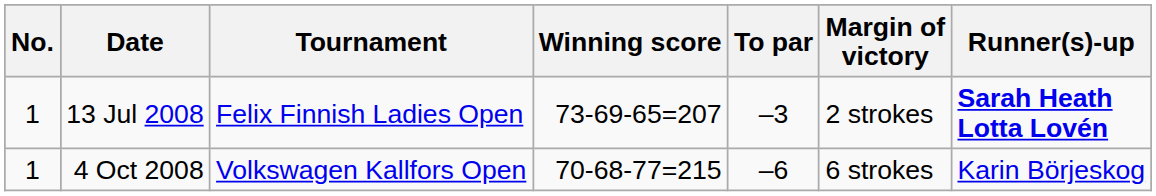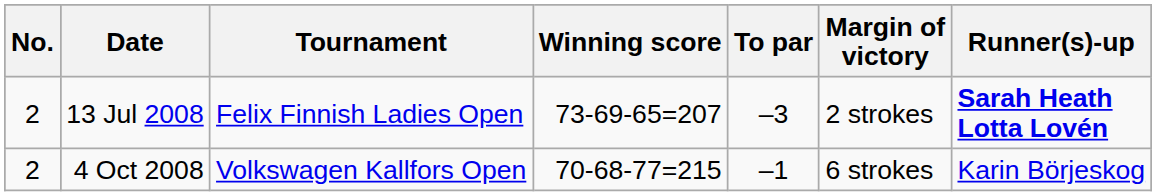(32, 113) 1 -> (32, 113) 2
(32, 170) 1 -> (32, 170) 2
(774, 170) –6 -> (774, 170) –1
